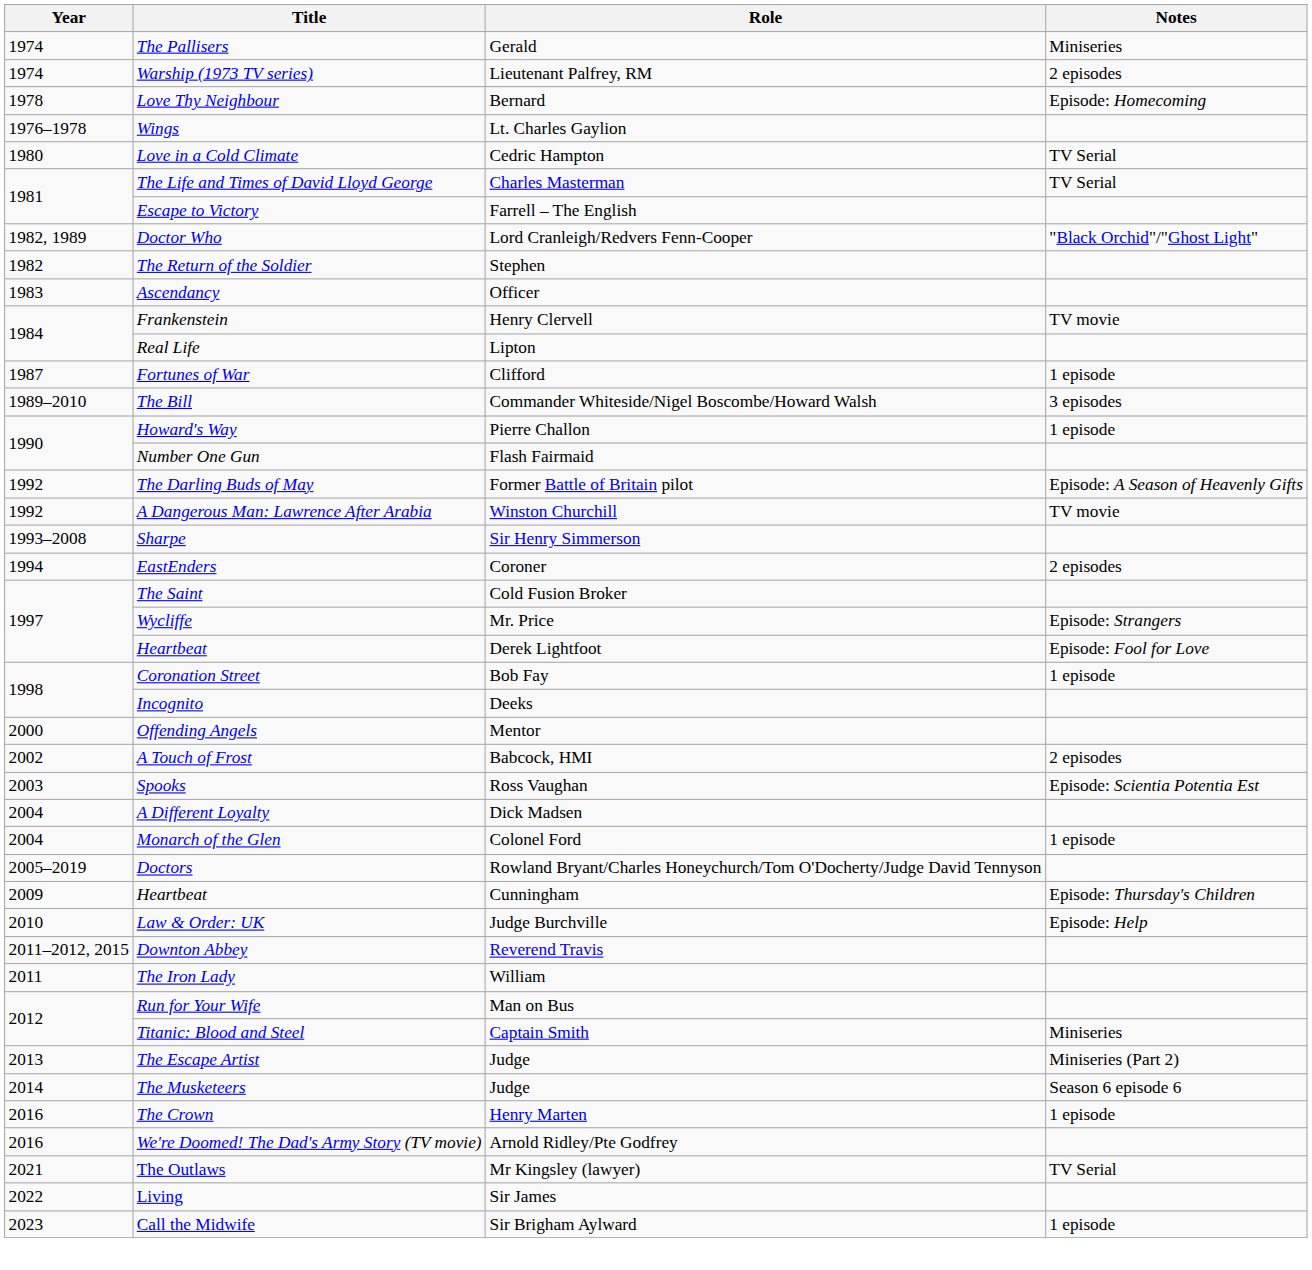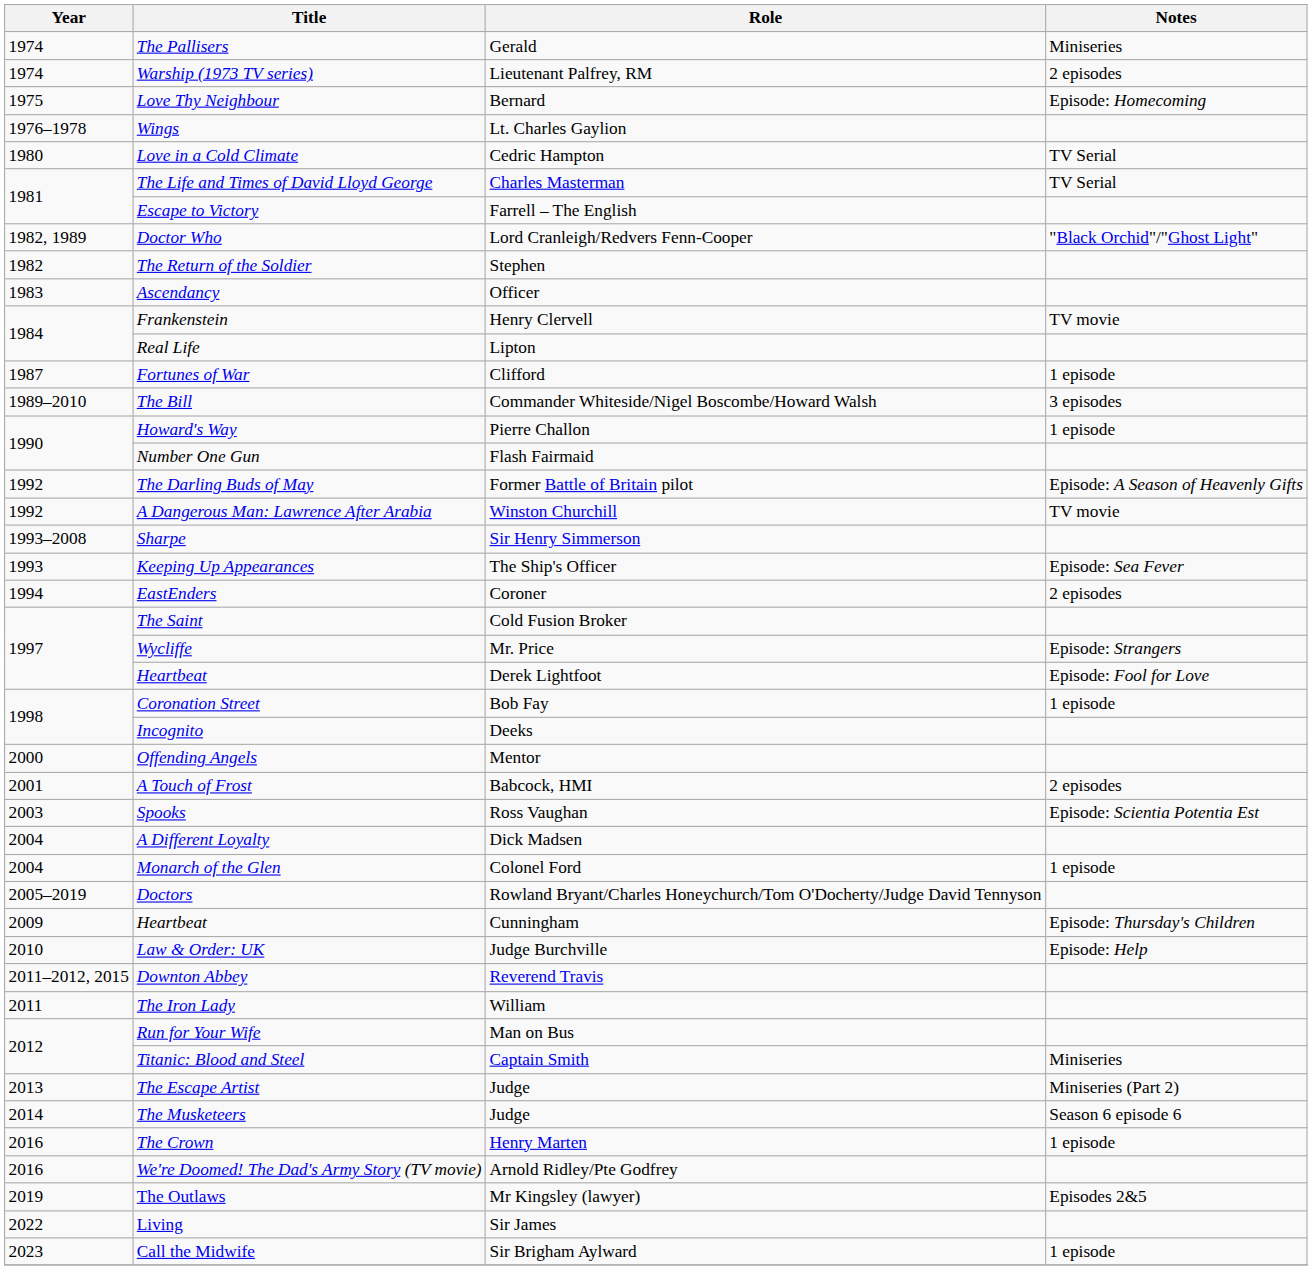(26, 100) 1978 -> (26, 100) 1975
+ row: (225, 566)
(26, 758) 2002 -> (26, 785) 2001
(26, 1169) 2021 -> (26, 1196) 2019
(1083, 1169) TV Serial -> (1098, 1196) Episodes 2&5
